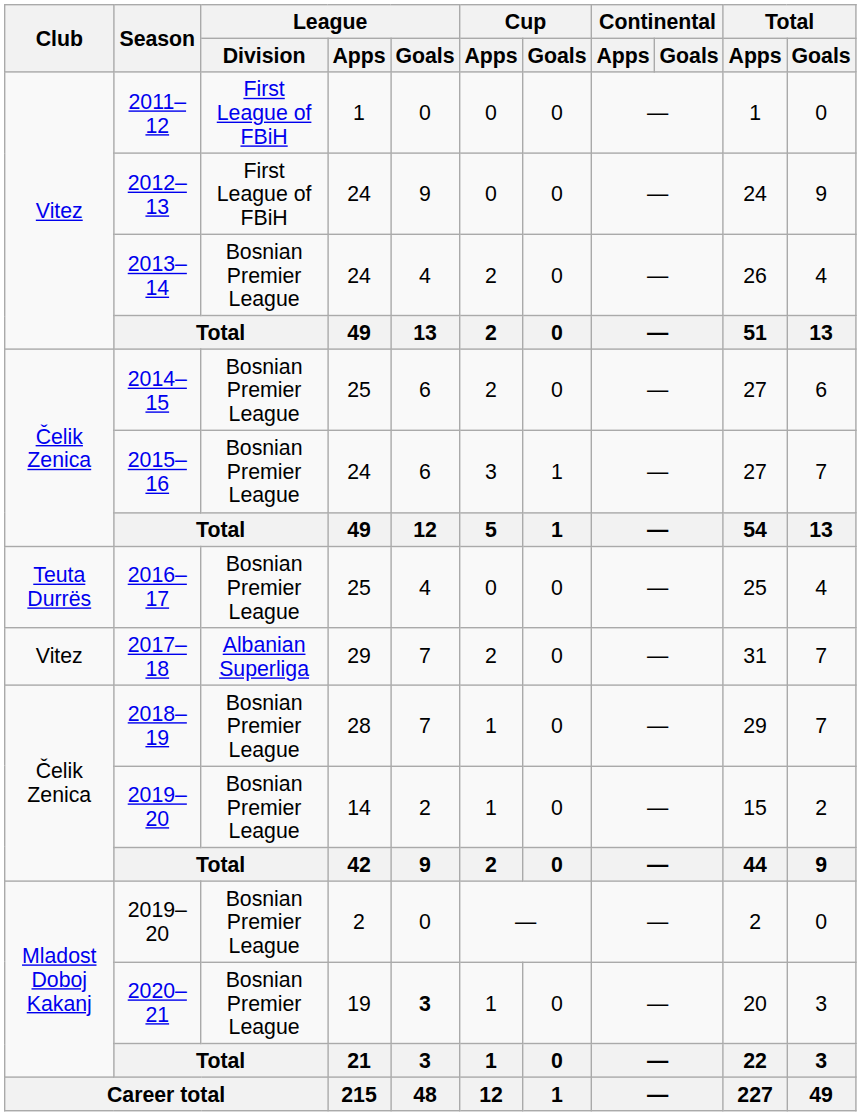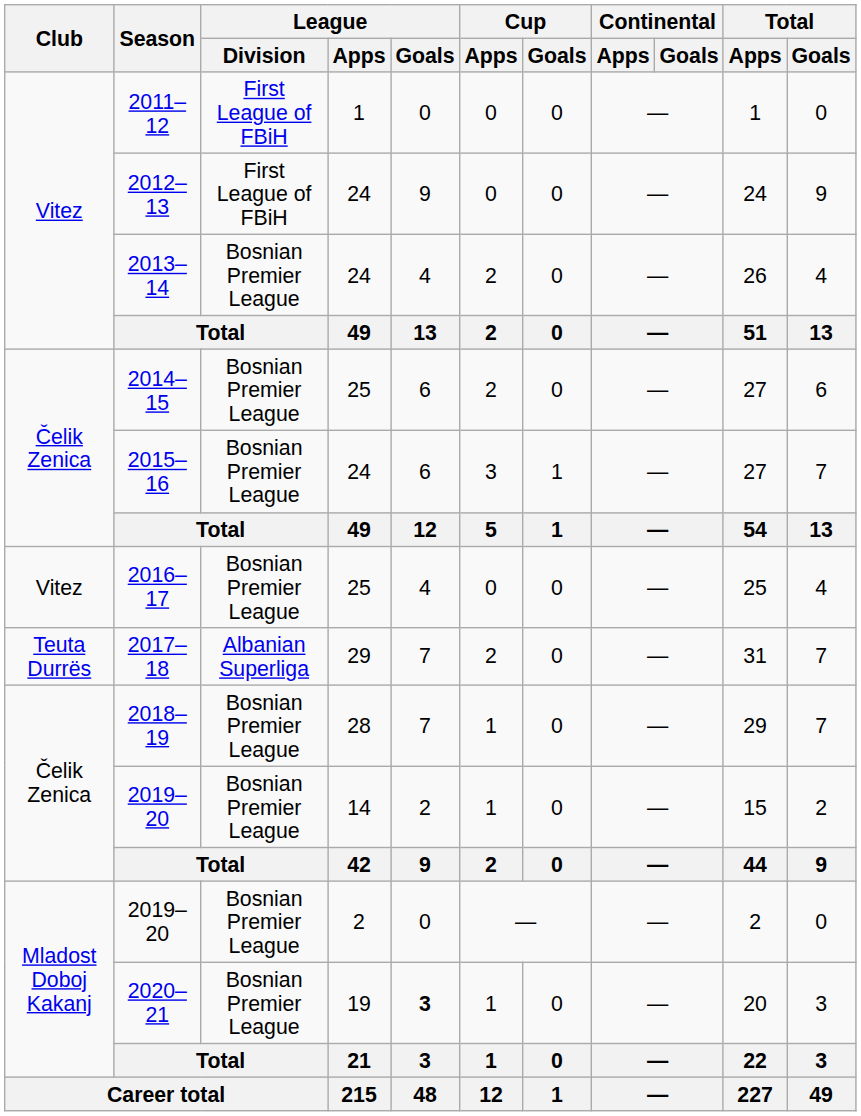(59, 587) Teuta Durrës -> (59, 587) Vitez
(59, 656) Vitez -> (59, 656) Teuta Durrës
